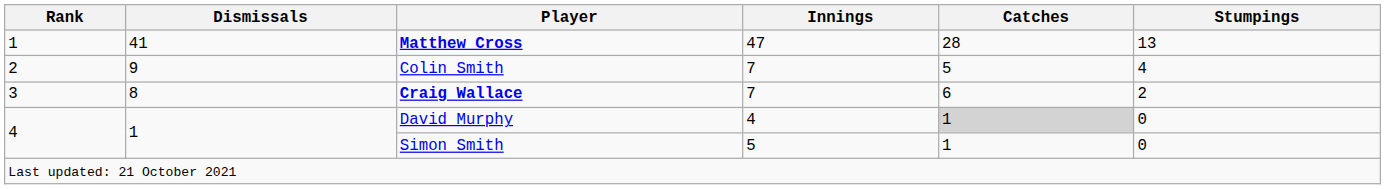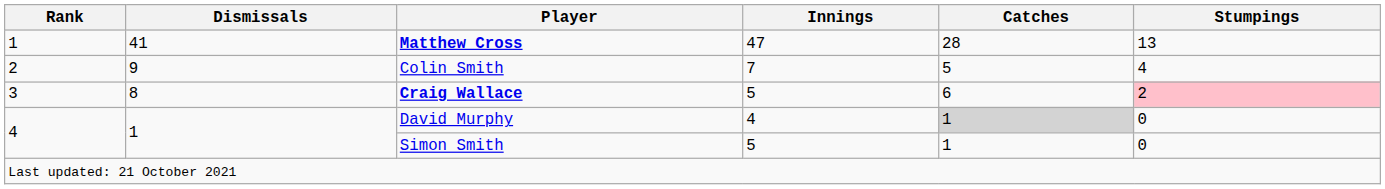(751, 94) 7 -> (751, 94) 5
(1142, 94) no background -> (1142, 94) pink background
